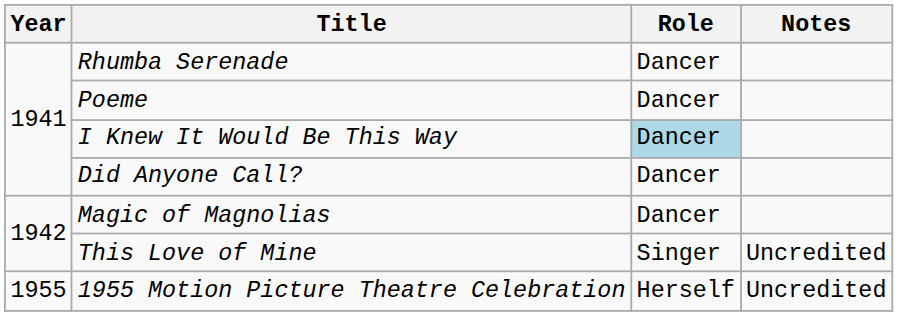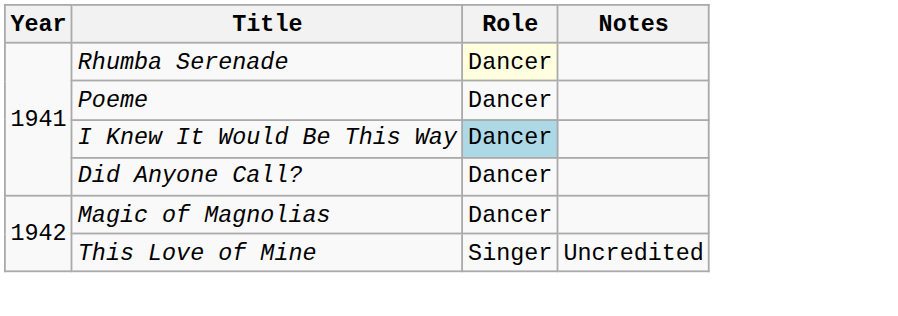(679, 62) no background -> (510, 62) lightyellow background
- row: (352, 291)
